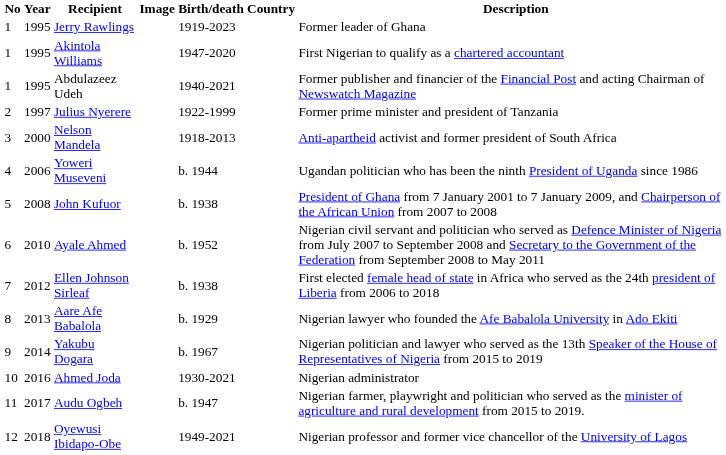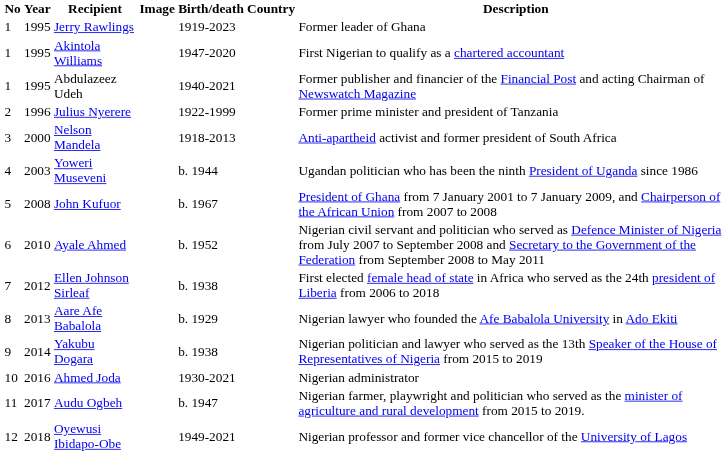(37, 111) 1997 -> (37, 111) 1996
(37, 170) 2006 -> (37, 170) 2003
(198, 204) b. 1938 -> (198, 204) b. 1967
(198, 351) b. 1967 -> (198, 351) b. 1938
